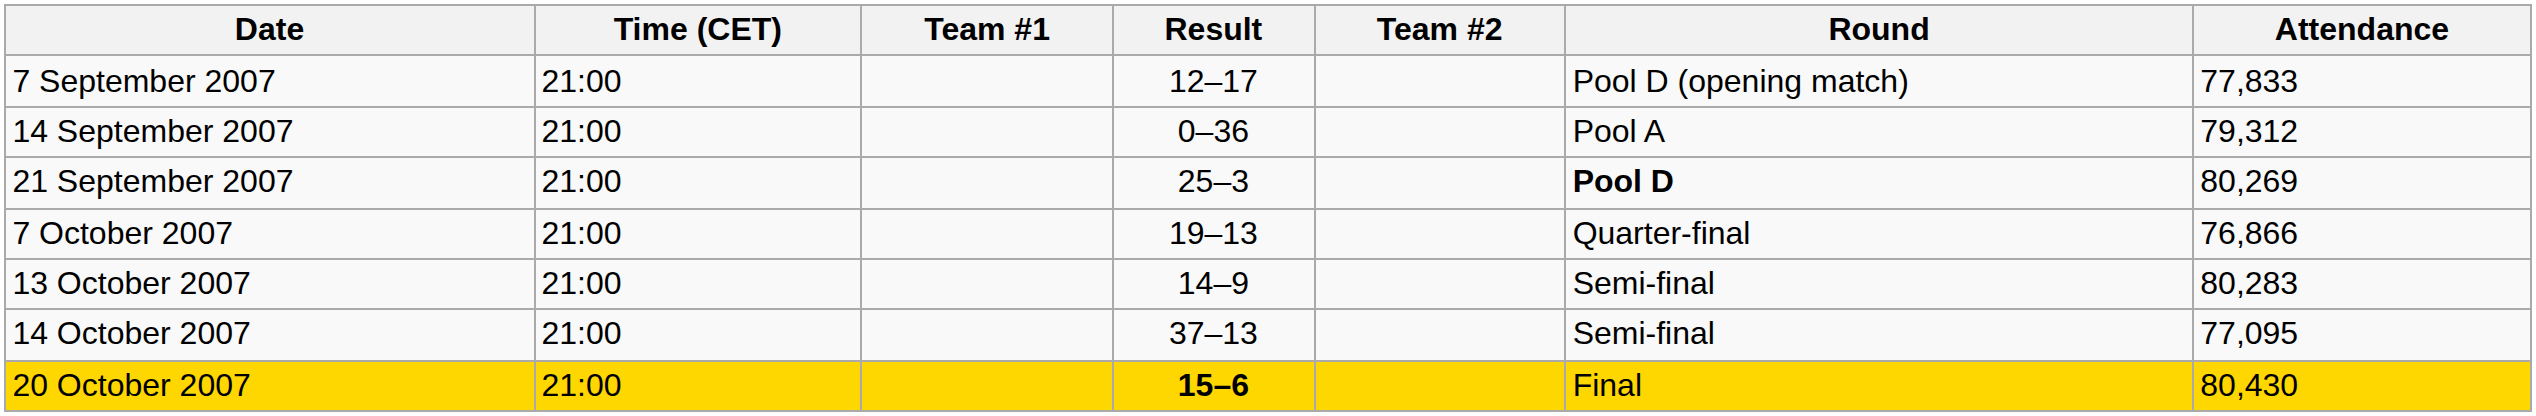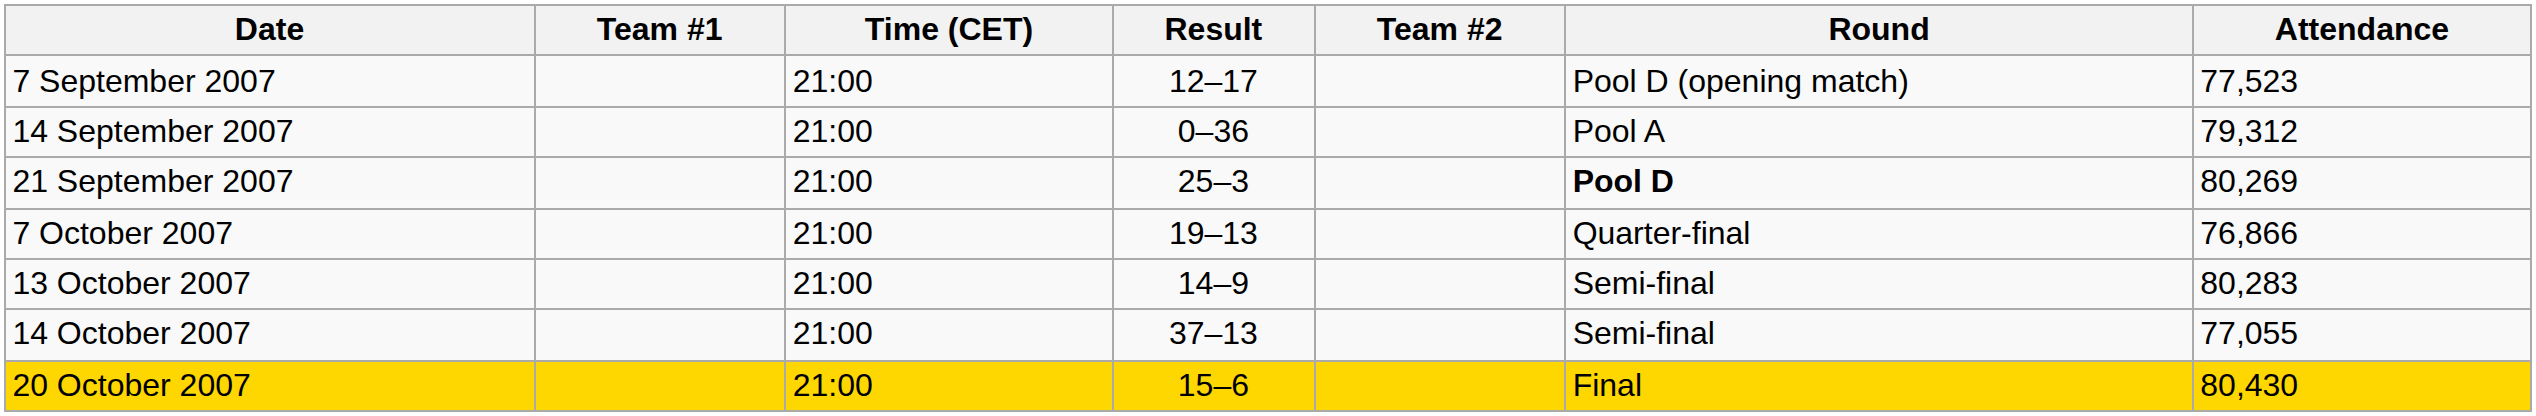columns swapped: (698, 29) <-> (987, 29)
(2249, 80) 77,833 -> (2249, 80) 77,523
(2249, 334) 77,095 -> (2249, 334) 77,055
(1213, 385) bold -> (1213, 385) normal
